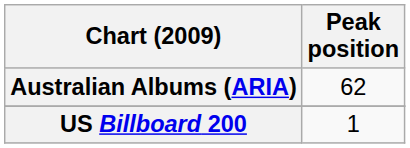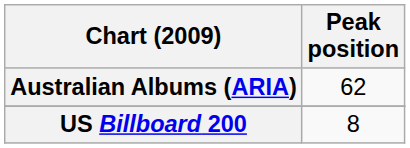(353, 124) 1 -> (353, 124) 8
